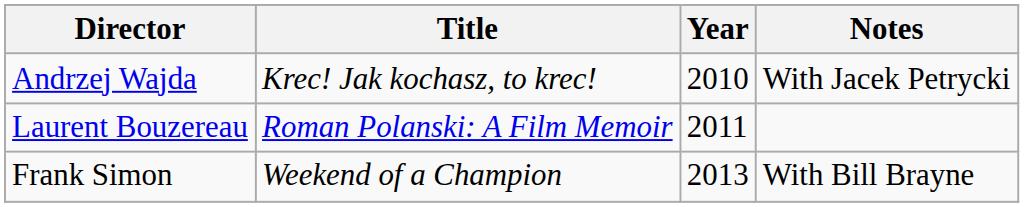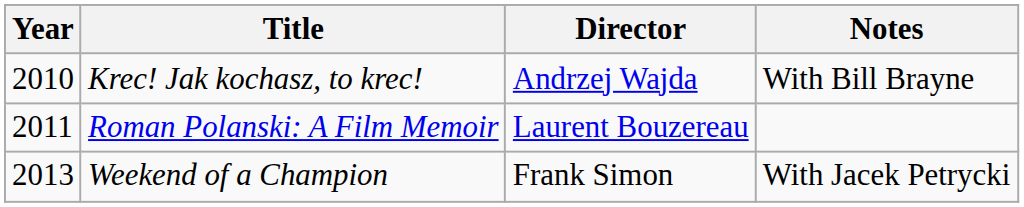columns swapped: (718, 28) <-> (130, 28)
(887, 77) With Jacek Petrycki -> (869, 77) With Bill Brayne
(869, 175) With Bill Brayne -> (887, 175) With Jacek Petrycki
